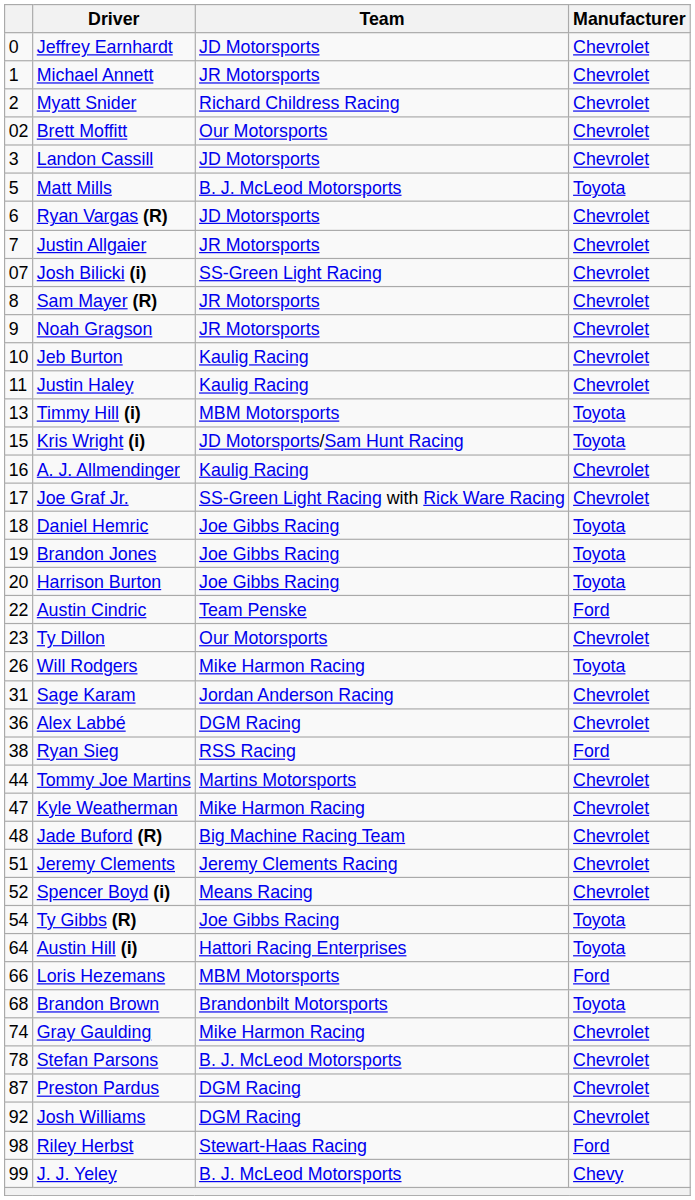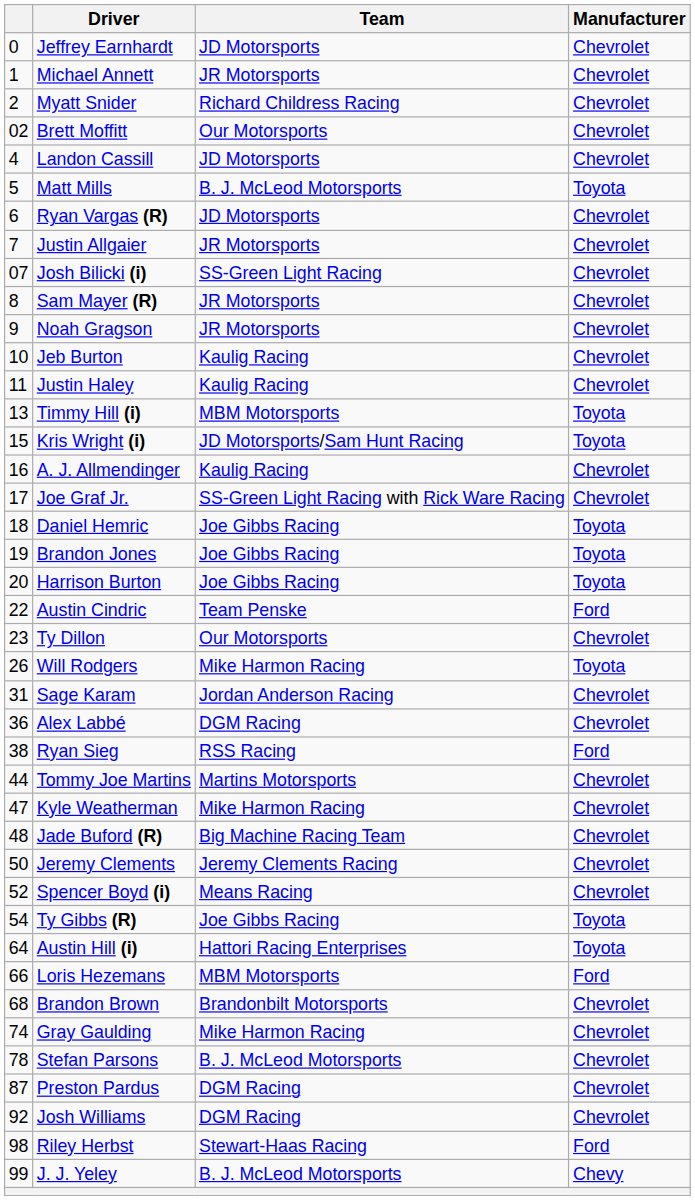(14, 160) 3 -> (14, 160) 4
(19, 863) 51 -> (19, 863) 50
(599, 1004) Toyota -> (611, 1004) Chevrolet
